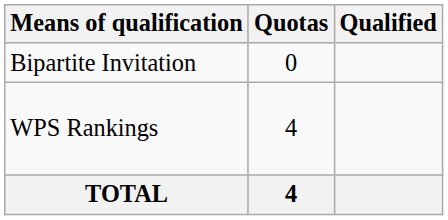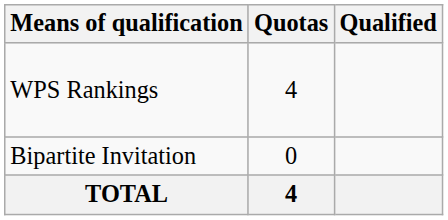rows swapped: (84, 128) <-> (103, 62)
